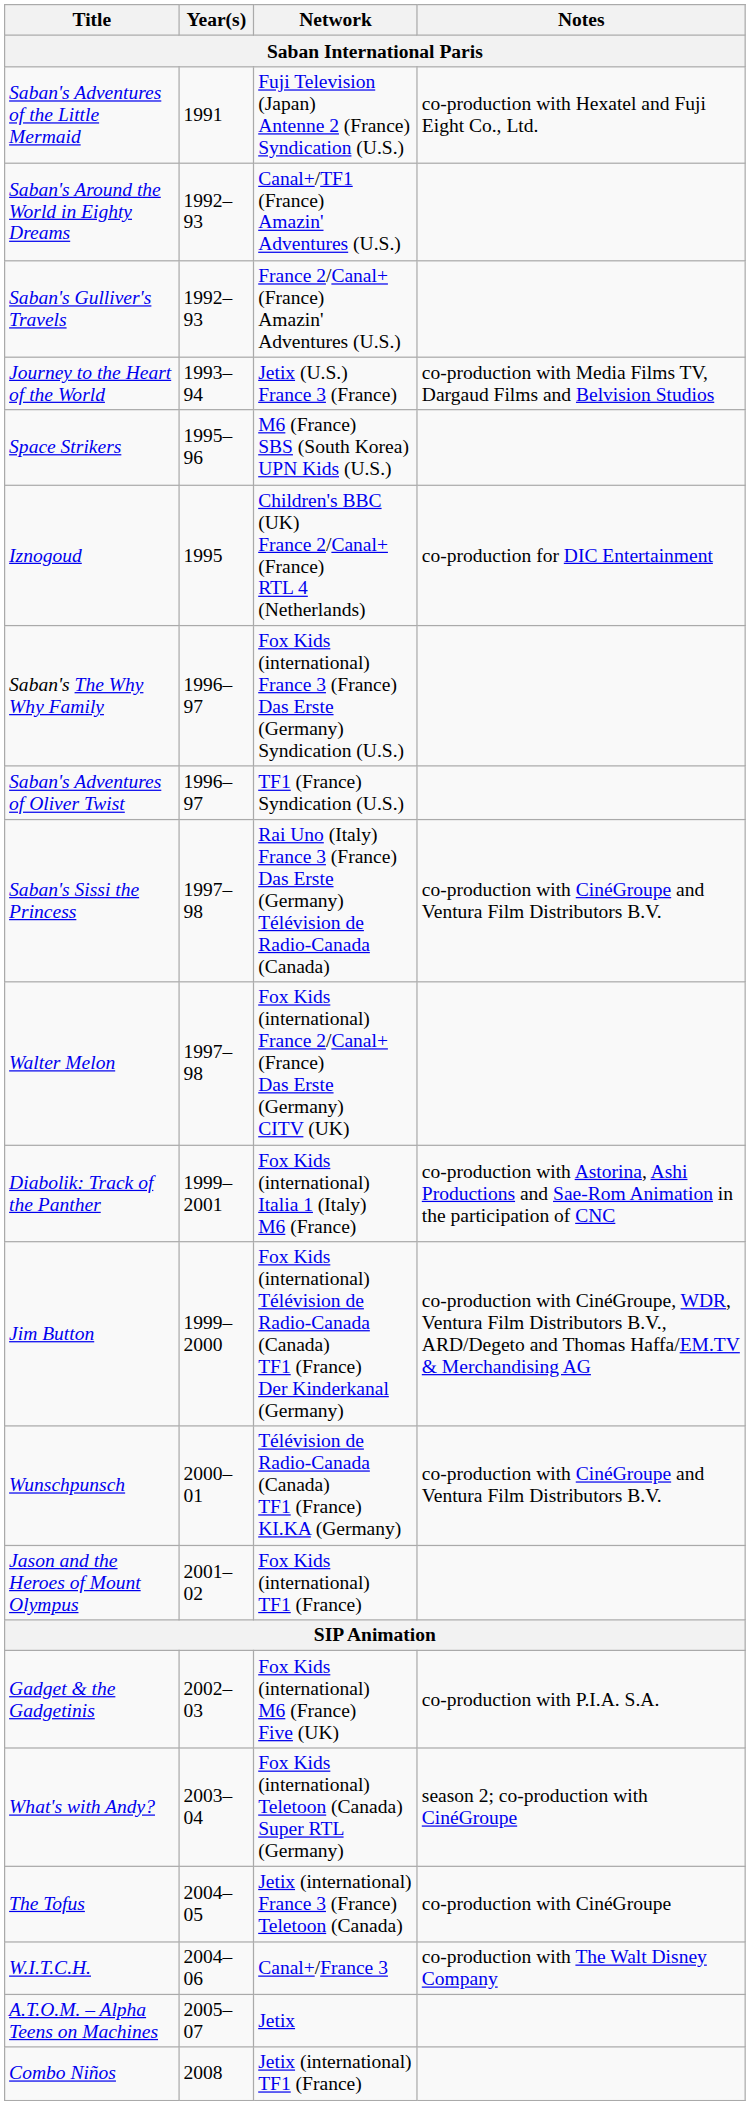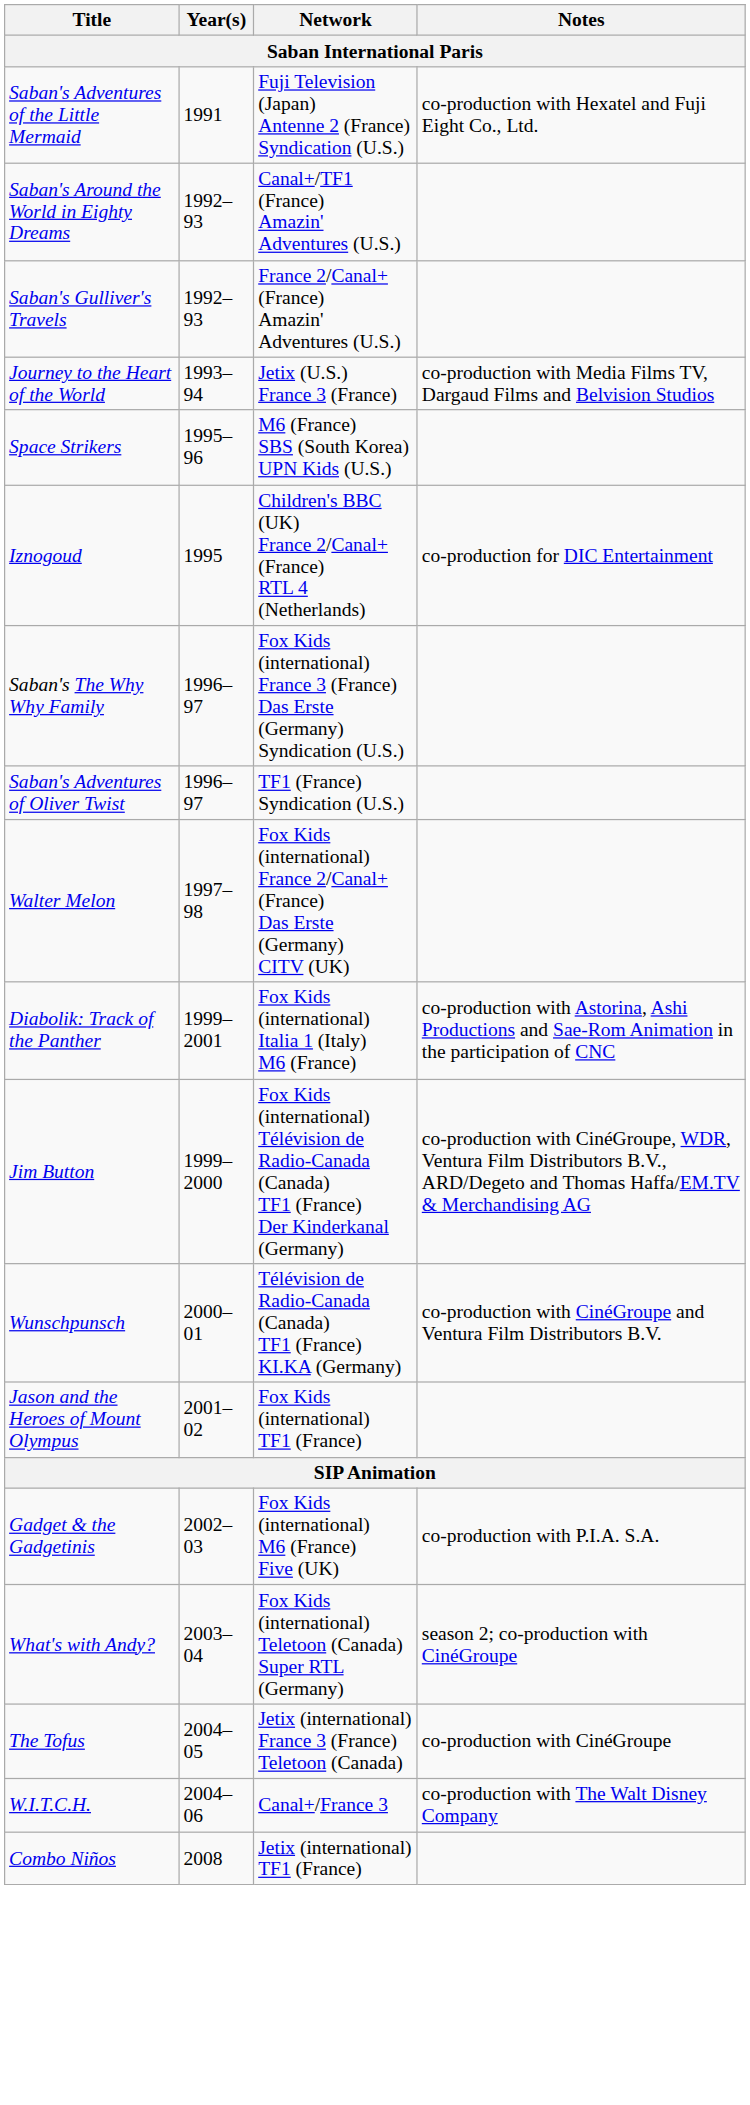- row: (74, 900)
- row: (84, 2020)
